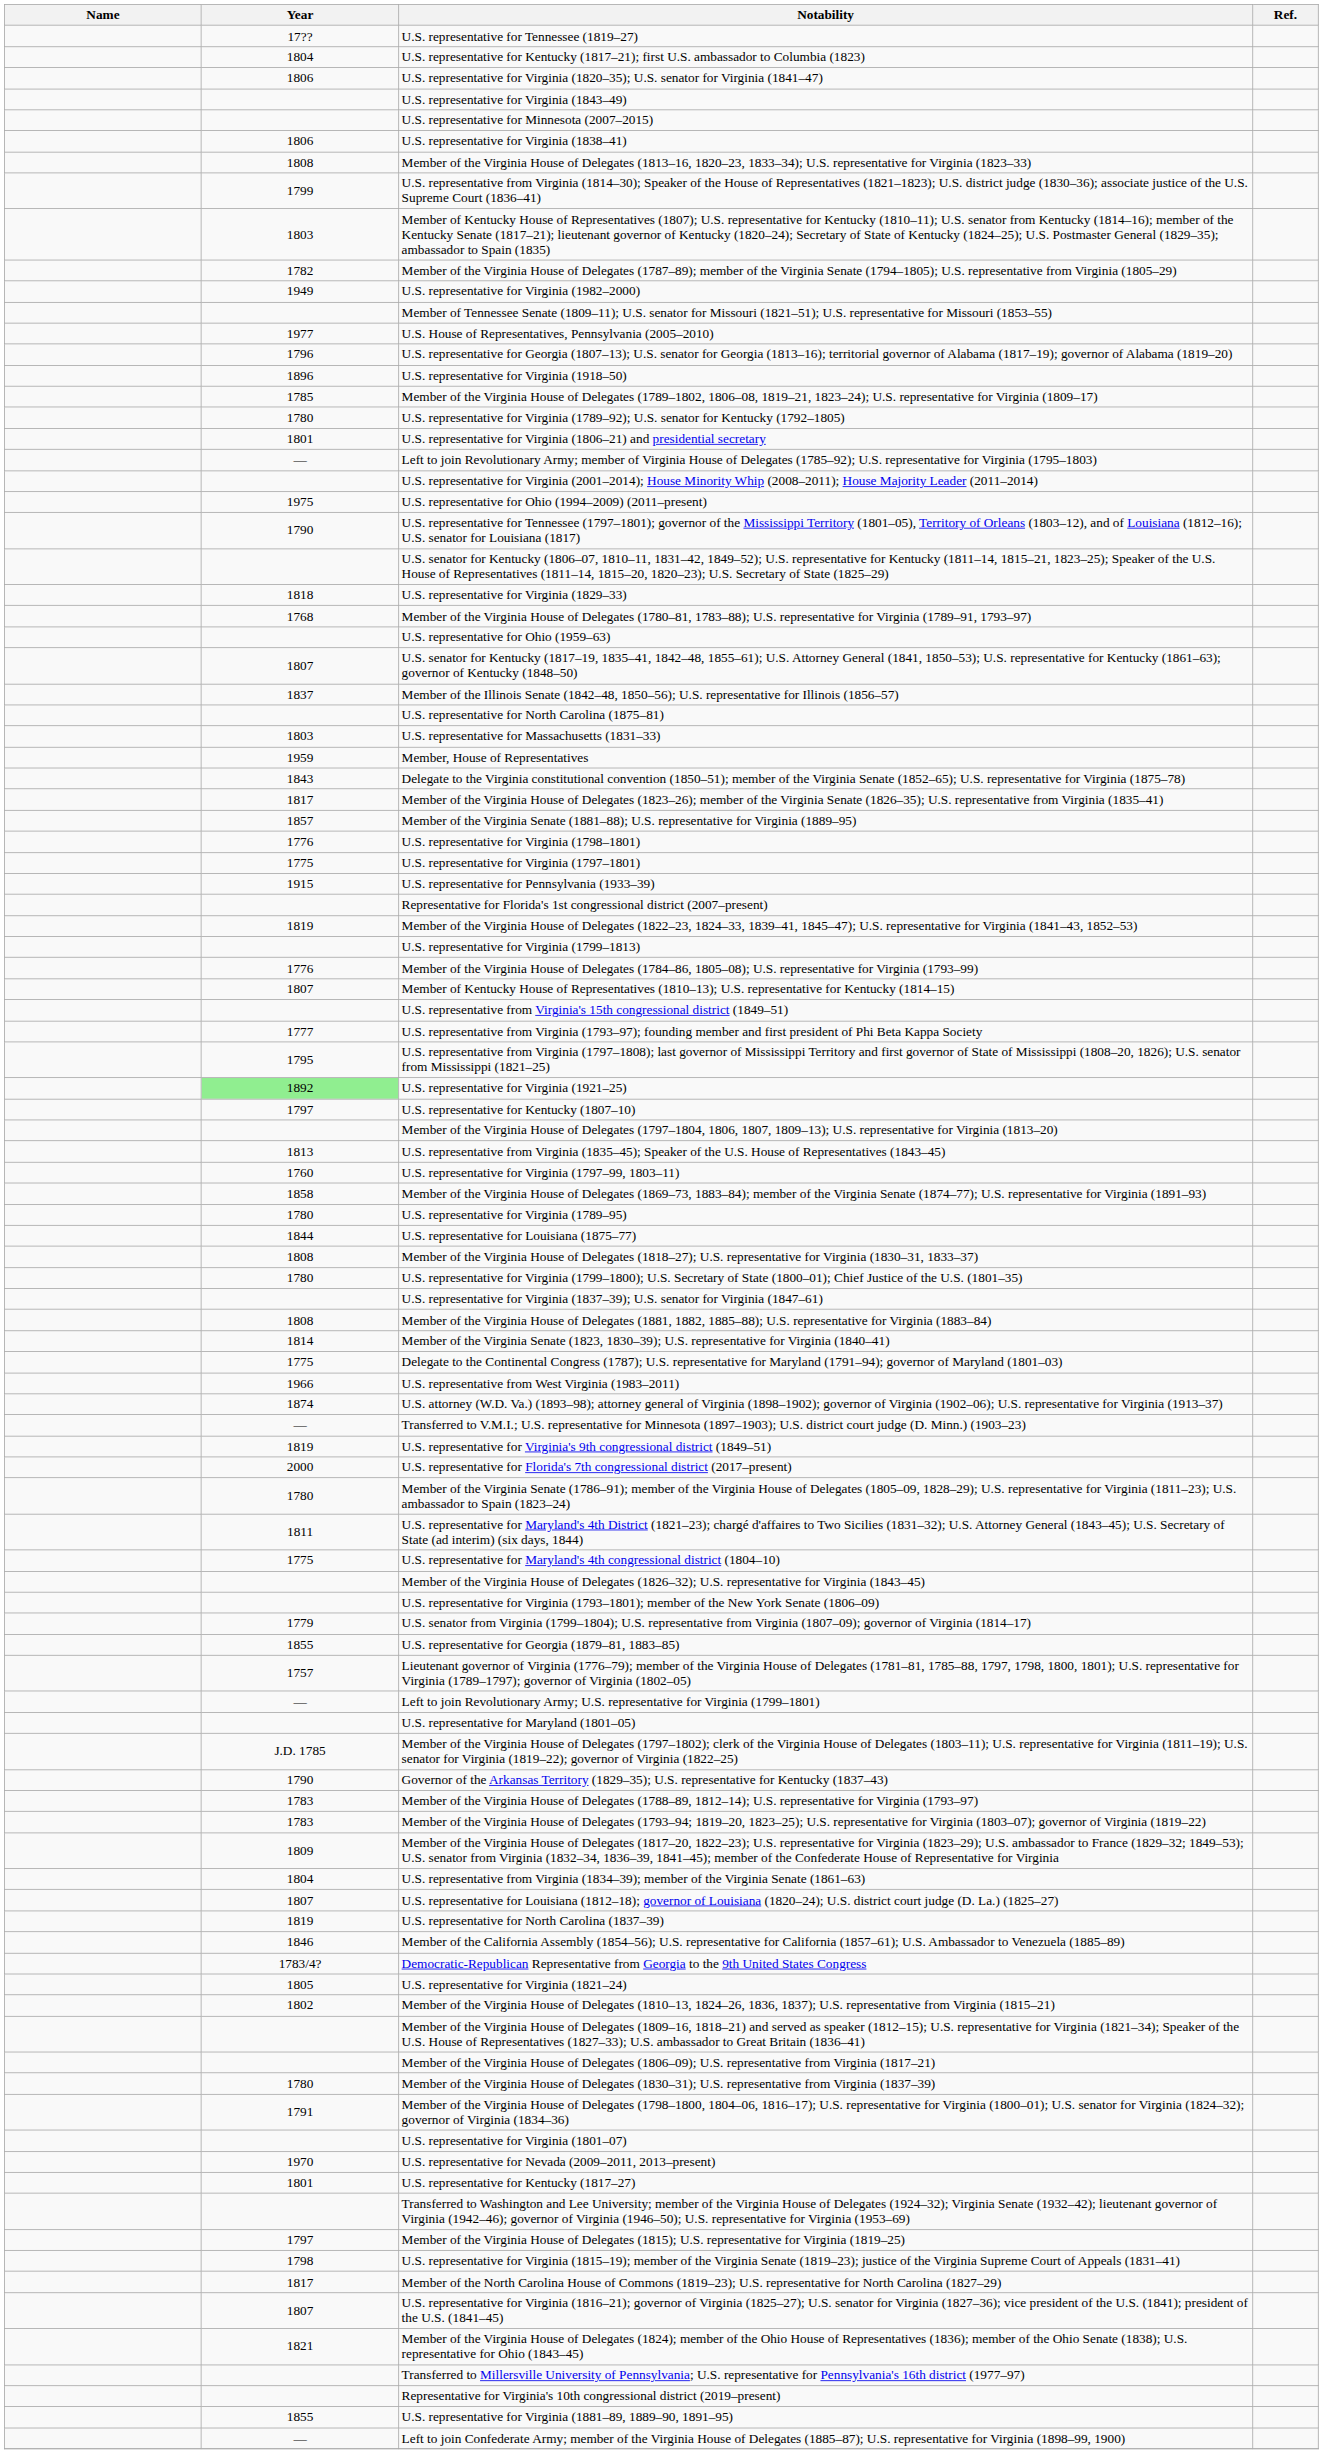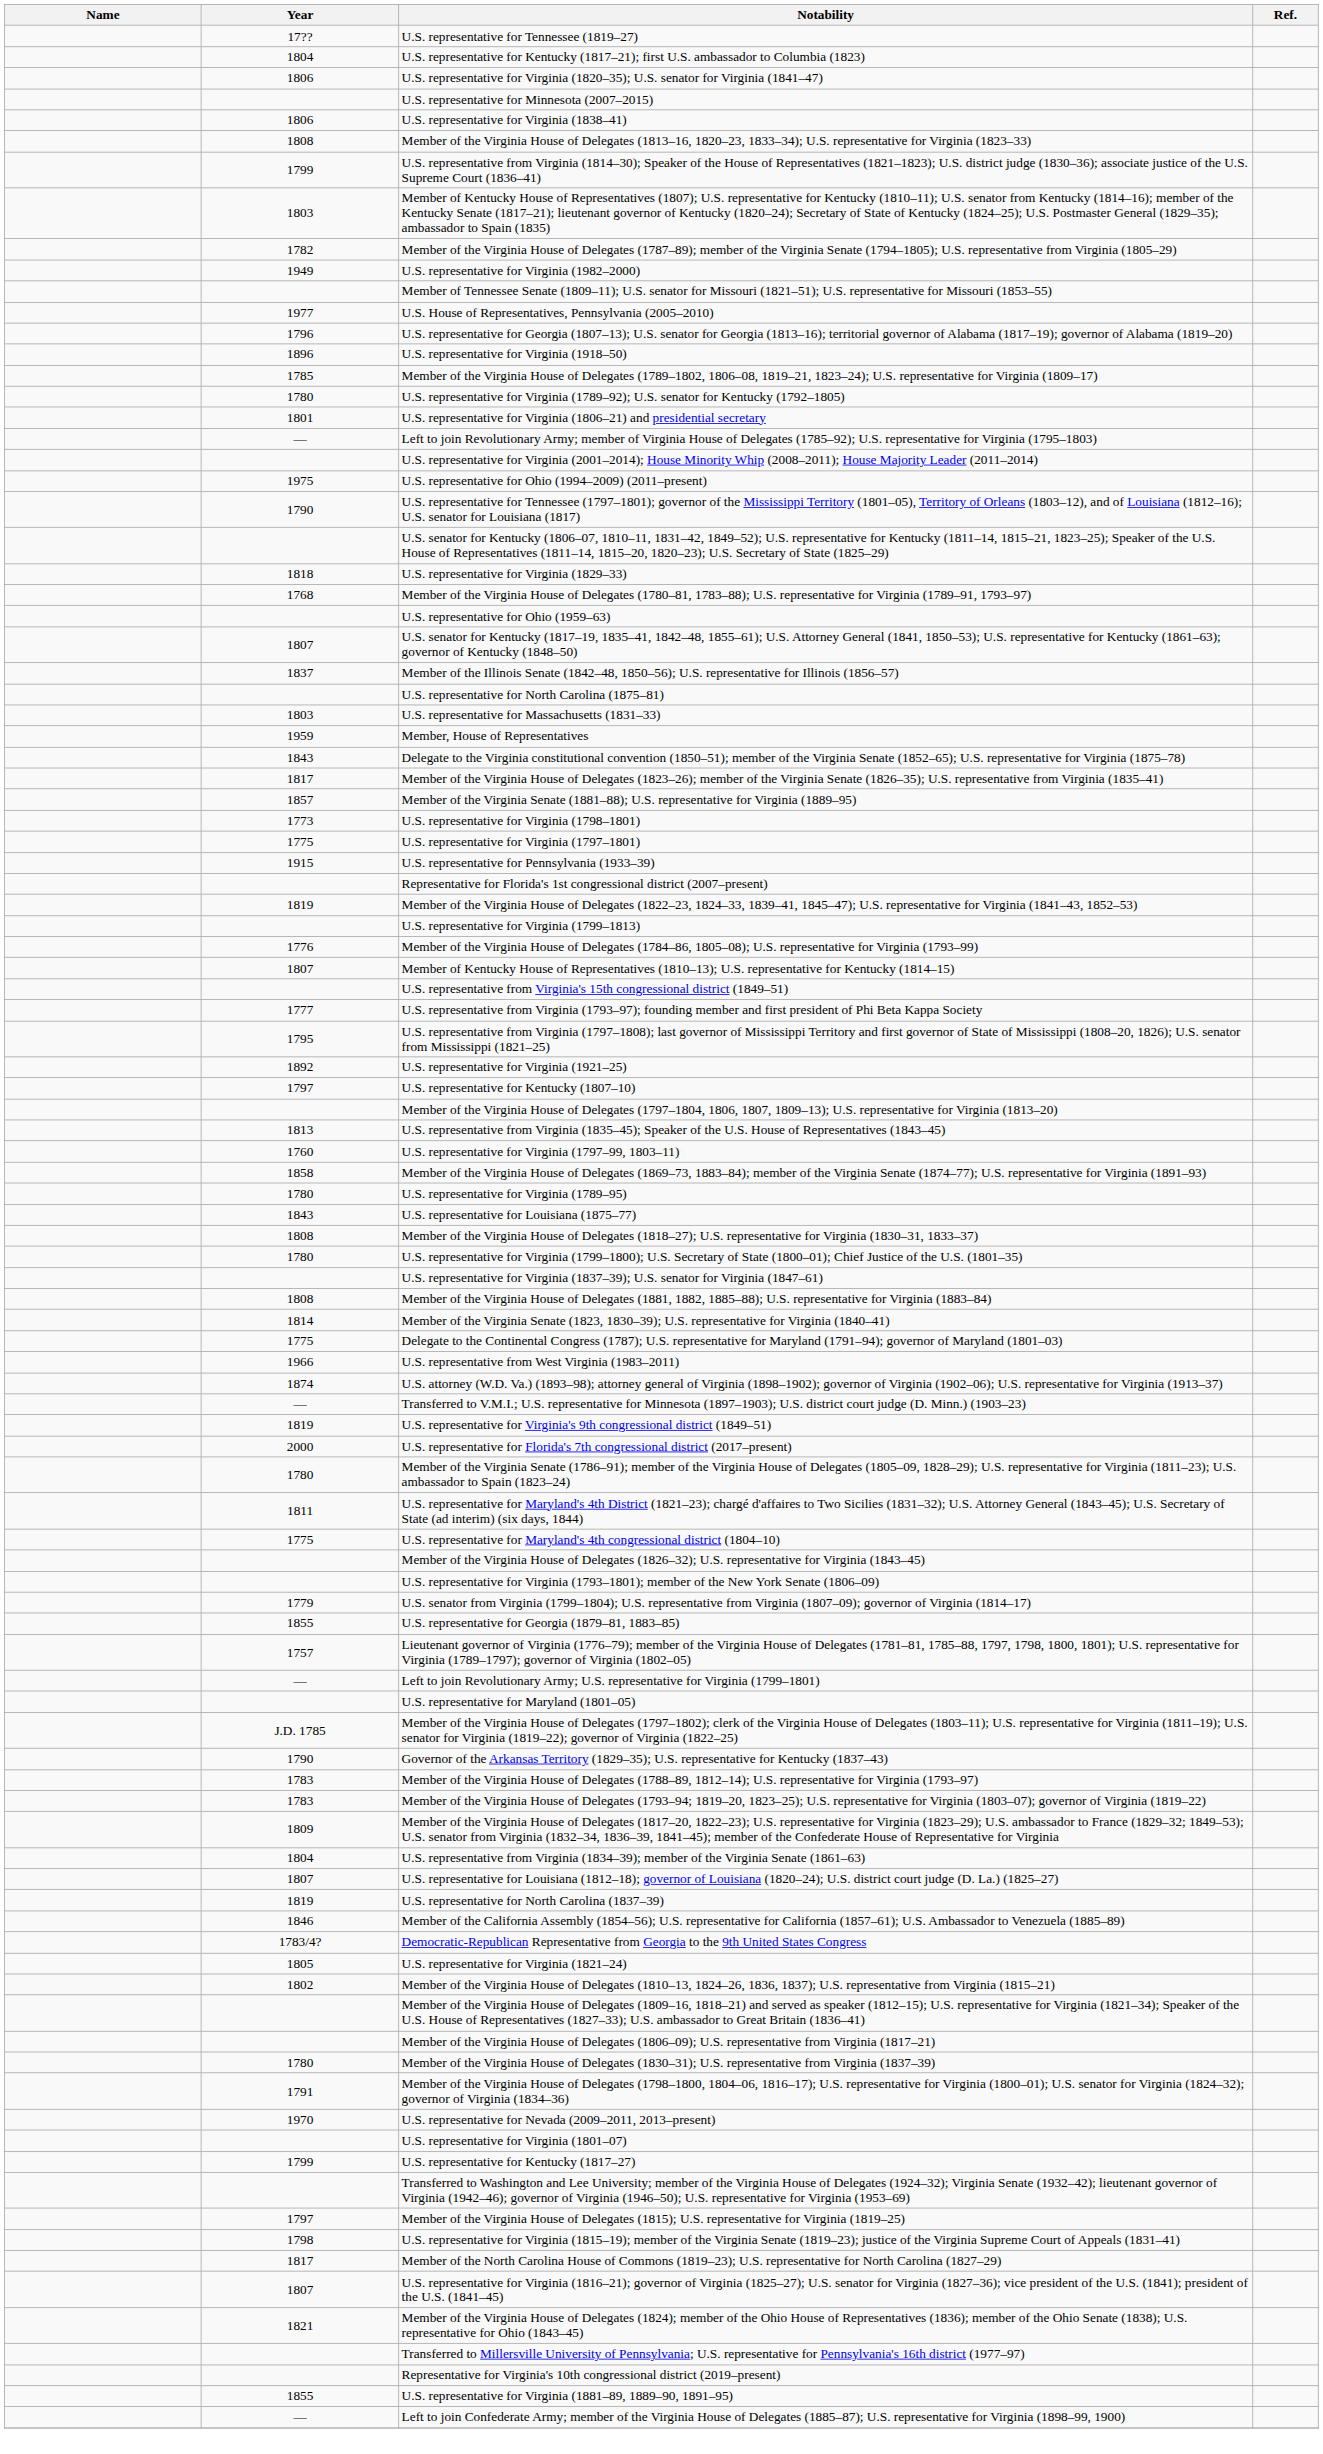- row: (514, 99)
(300, 841) 1776 -> (300, 820) 1773
(300, 1088) lightgreen background -> (300, 1067) no background
(300, 1235) 1844 -> (300, 1214) 1843
rows swapped: (514, 2140) <-> (558, 2161)
(300, 2182) 1801 -> (300, 2161) 1799
